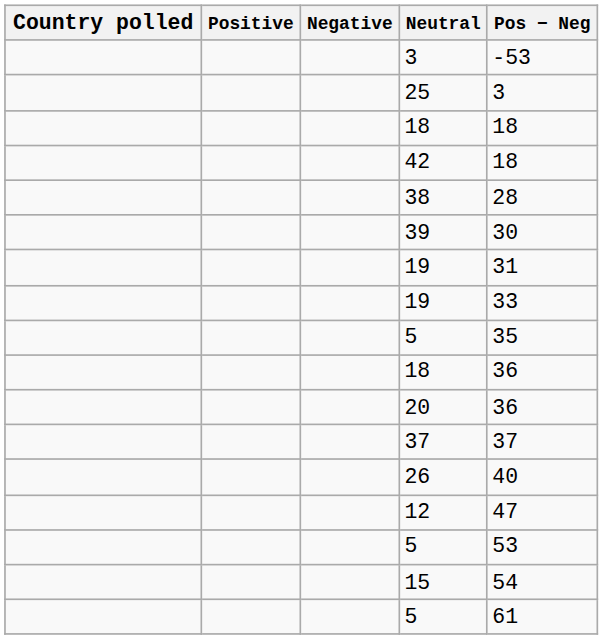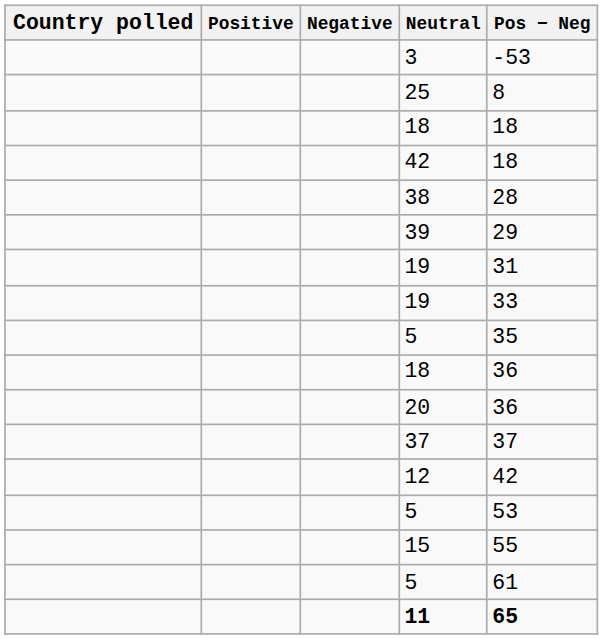(499, 93) 3 -> (499, 93) 8
(505, 233) 30 -> (505, 233) 29
- row: (103, 477)
(505, 512) 47 -> (505, 477) 42
(505, 582) 54 -> (505, 547) 55
+ row: (103, 617)
